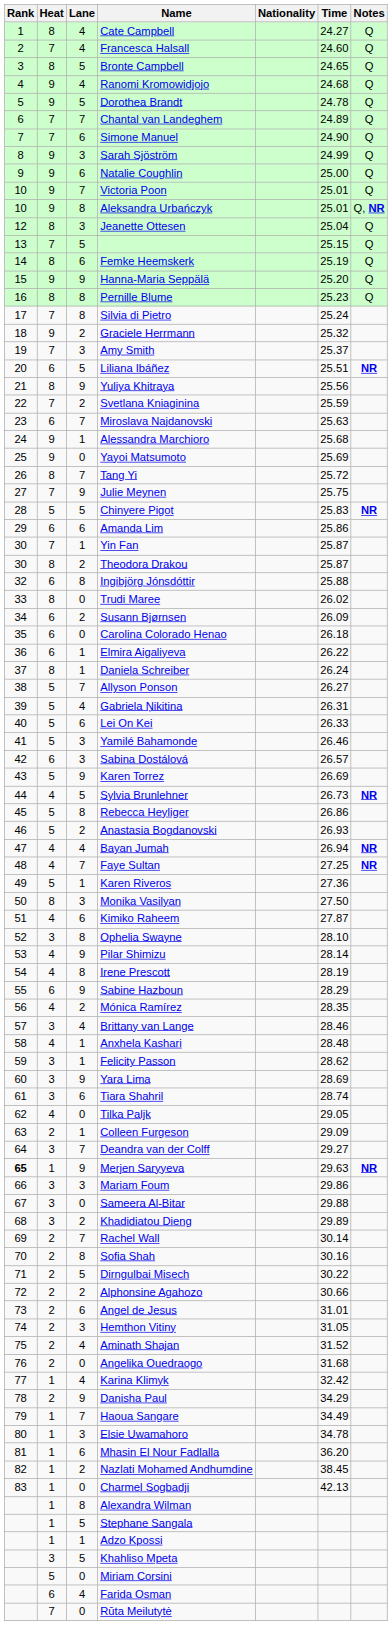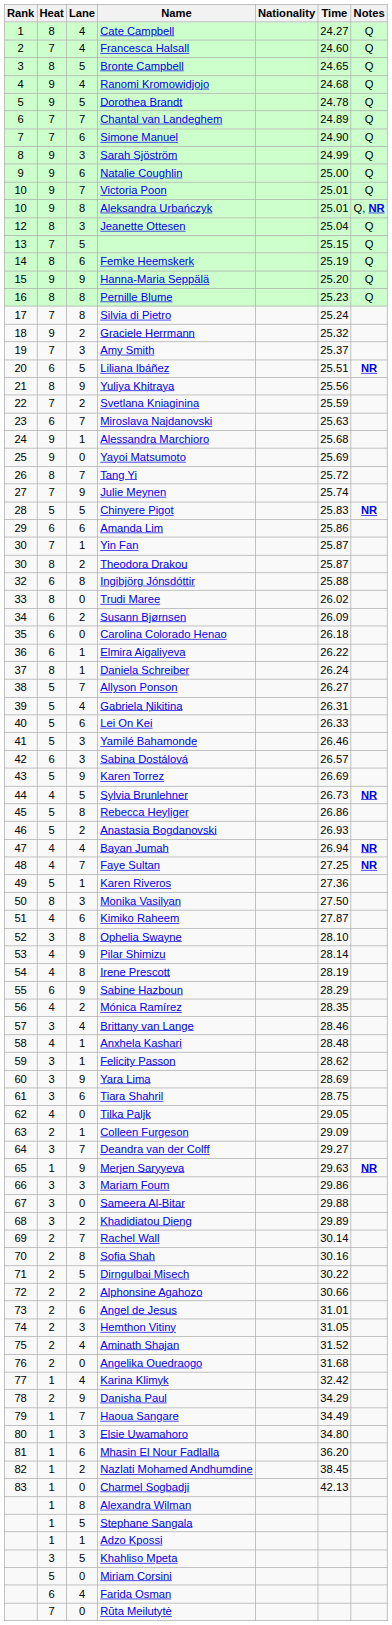(334, 492) 25.75 -> (334, 492) 25.74
(334, 1096) 28.74 -> (334, 1096) 28.75
(21, 1167) bold -> (21, 1167) normal
(334, 1434) 34.78 -> (334, 1434) 34.80
